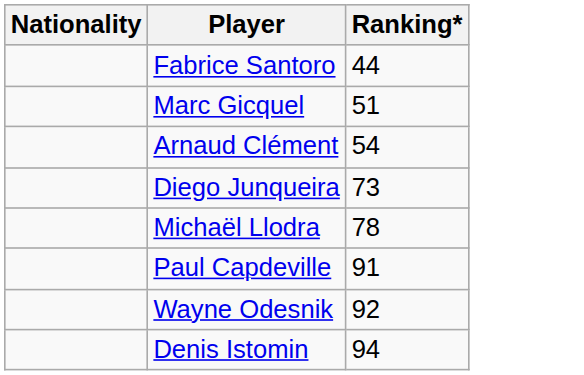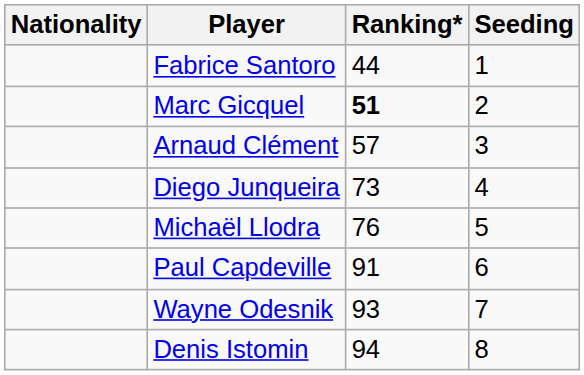+ column: (524, 24)
(366, 106) normal -> (366, 106) bold
(366, 146) 54 -> (366, 146) 57
(366, 227) 78 -> (366, 227) 76
(366, 308) 92 -> (366, 308) 93
